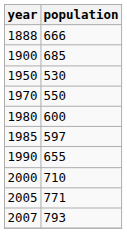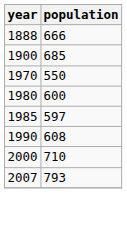- row: (22, 76)
(55, 157) 655 -> (55, 137) 608
- row: (22, 198)
